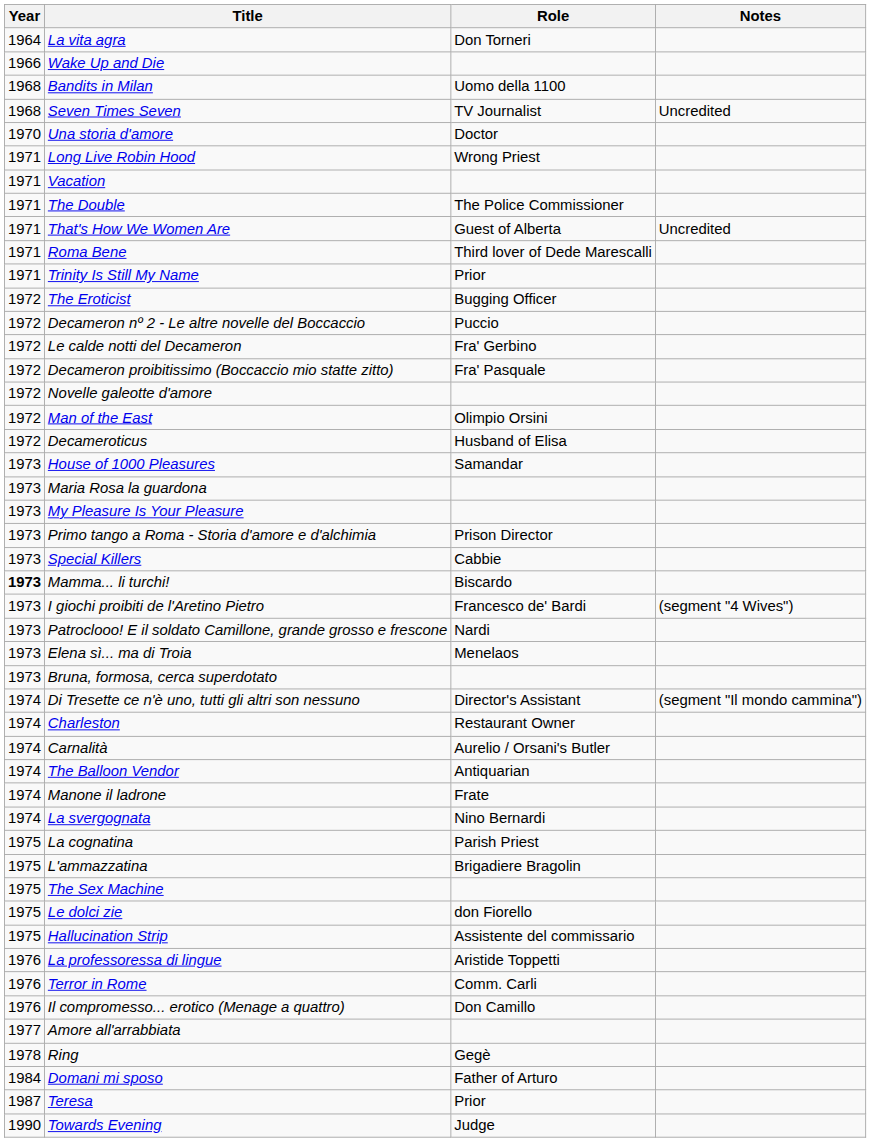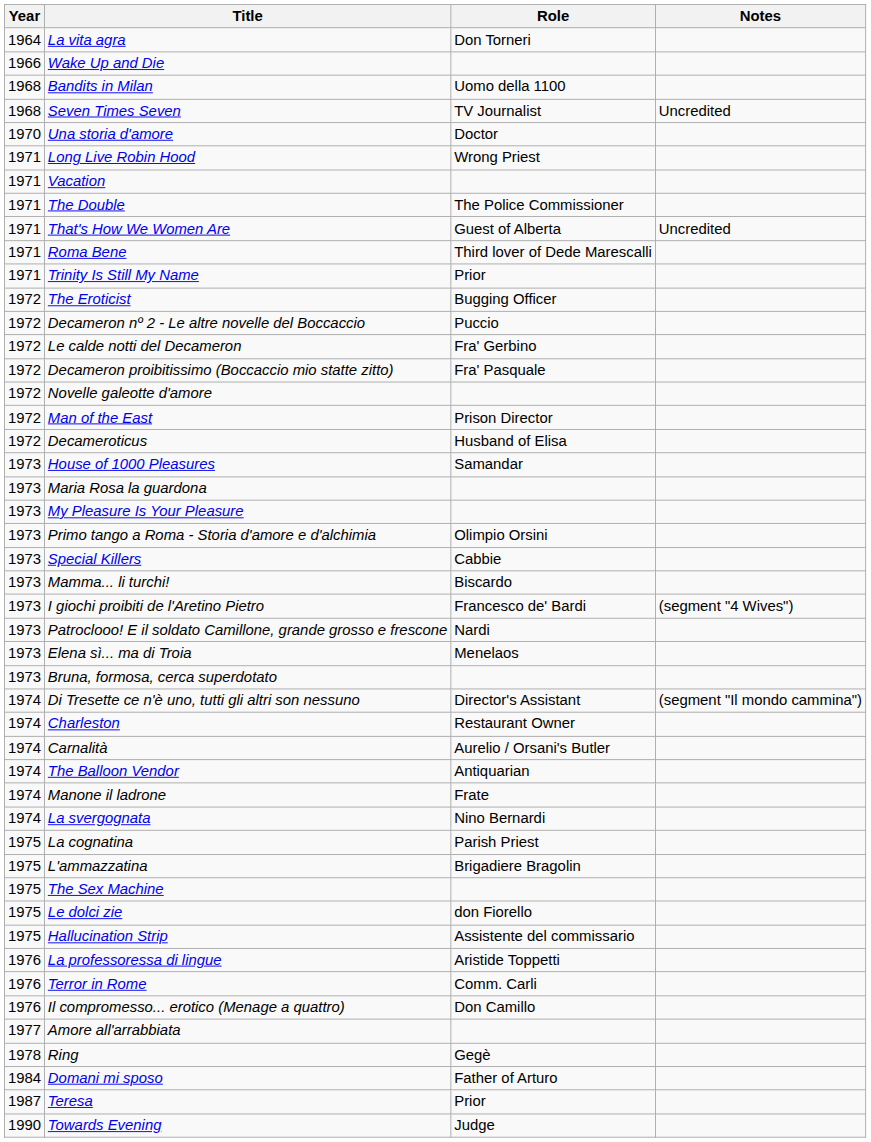(501, 417) Olimpio Orsini -> (503, 417) Prison Director
(503, 535) Prison Director -> (501, 535) Olimpio Orsini
(24, 582) bold -> (24, 582) normal
